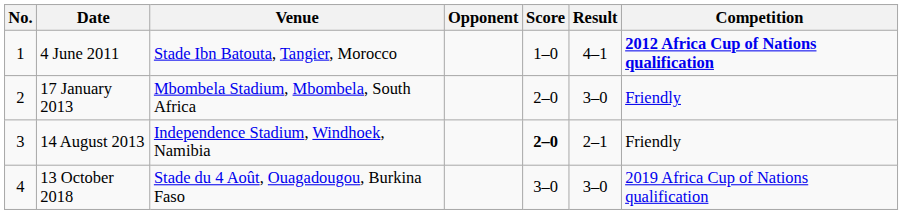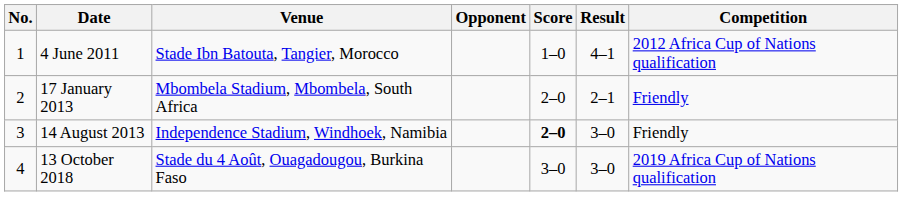(721, 52) bold -> (724, 52) normal
(595, 97) 3–0 -> (603, 97) 2–1
(595, 142) 2–1 -> (603, 133) 3–0
